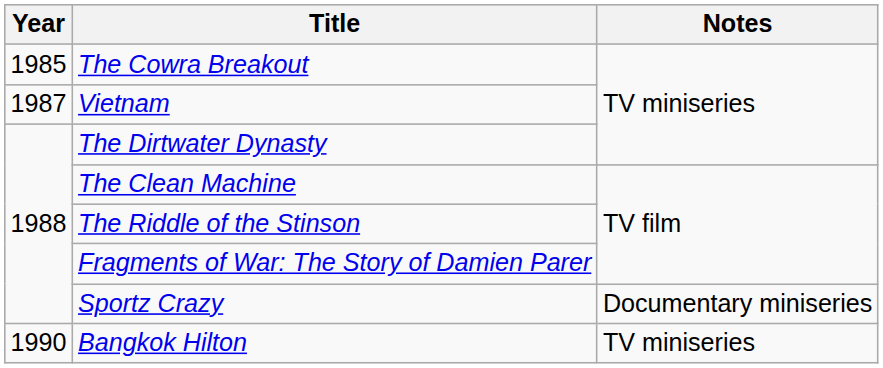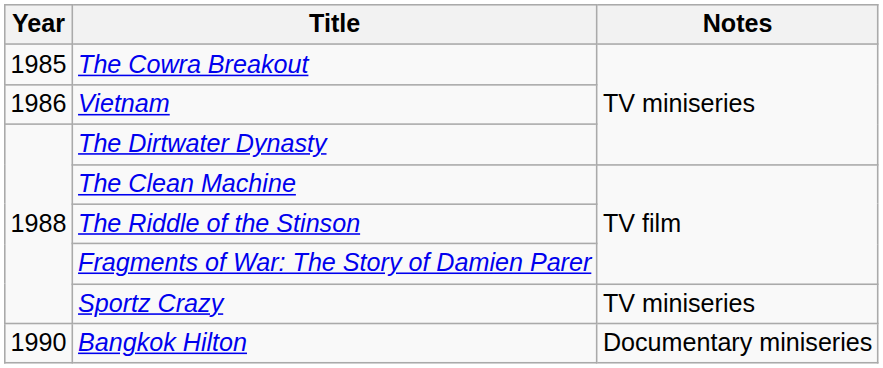(39, 104) 1987 -> (39, 104) 1986
(738, 303) Documentary miniseries -> (679, 303) TV miniseries
(679, 343) TV miniseries -> (738, 343) Documentary miniseries
